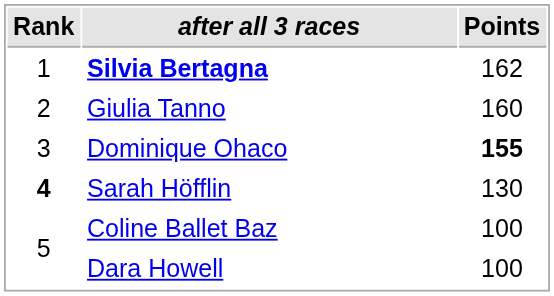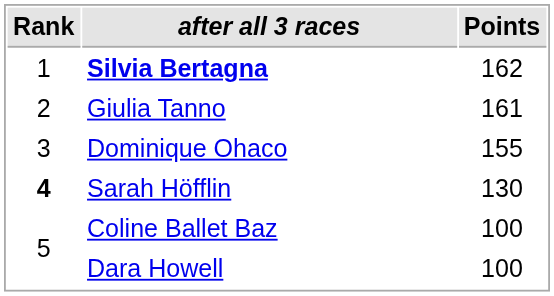(502, 109) 160 -> (502, 109) 161
(502, 149) bold -> (502, 149) normal
